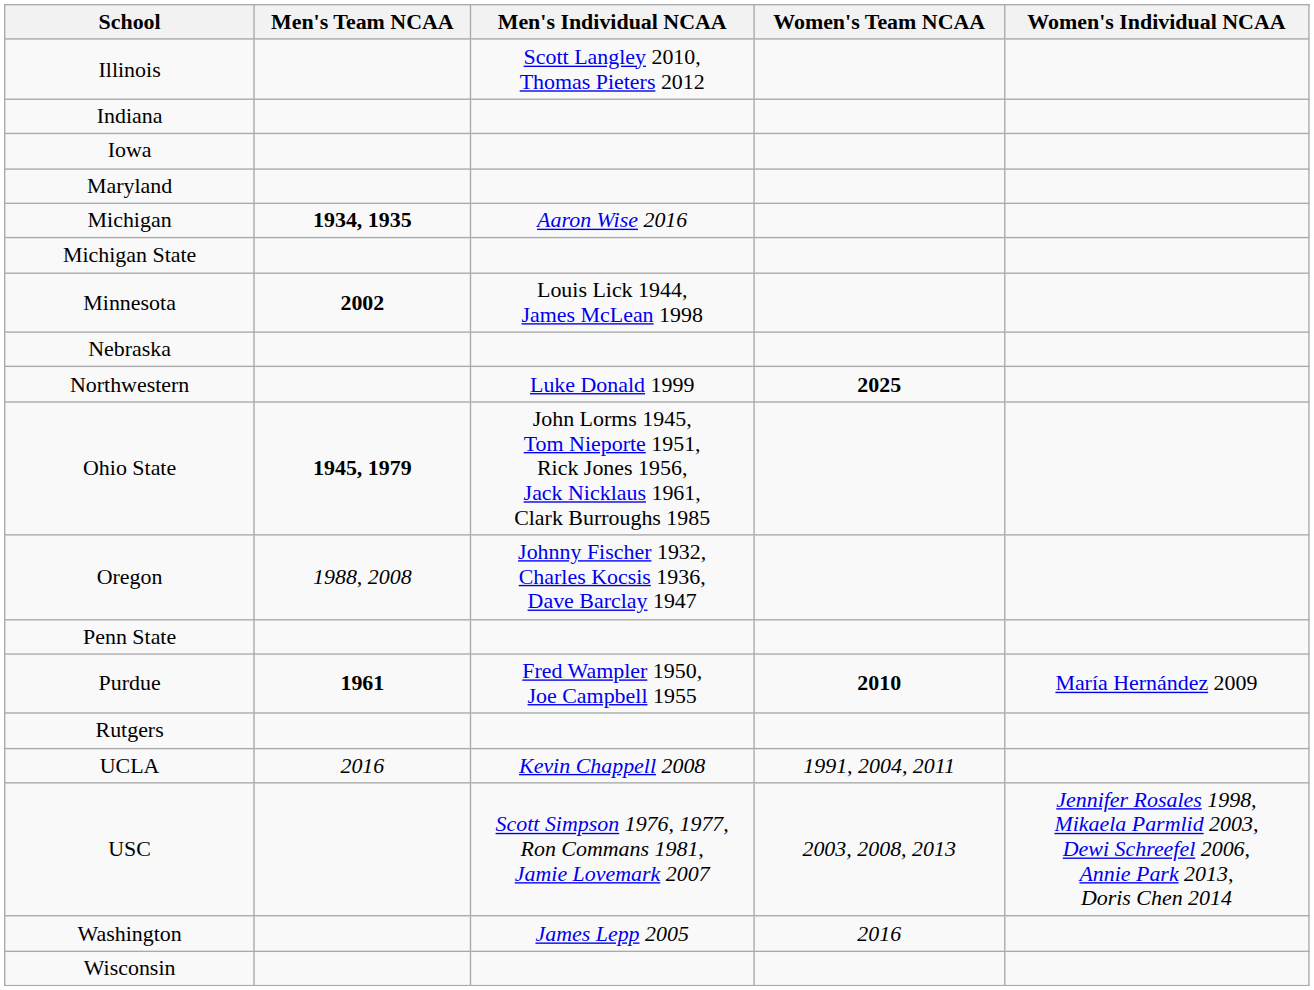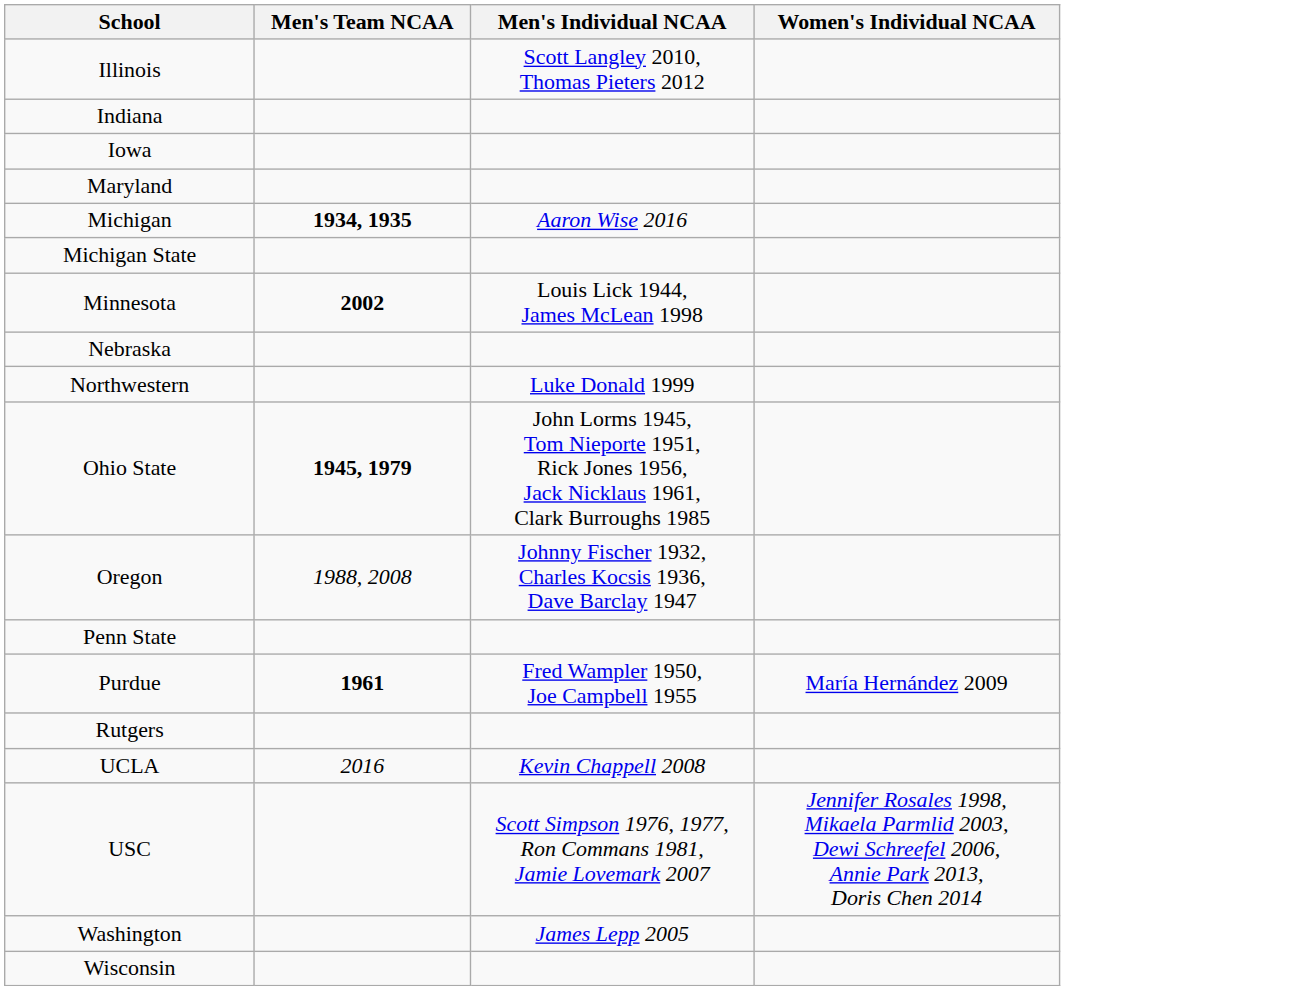- column: (879, 21)
